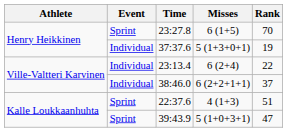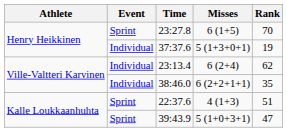(268, 66) 22 -> (268, 66) 62
(268, 83) 37 -> (268, 83) 35
